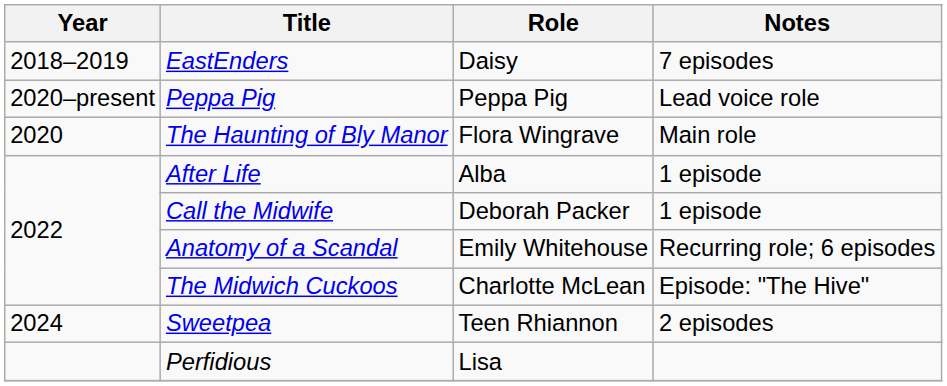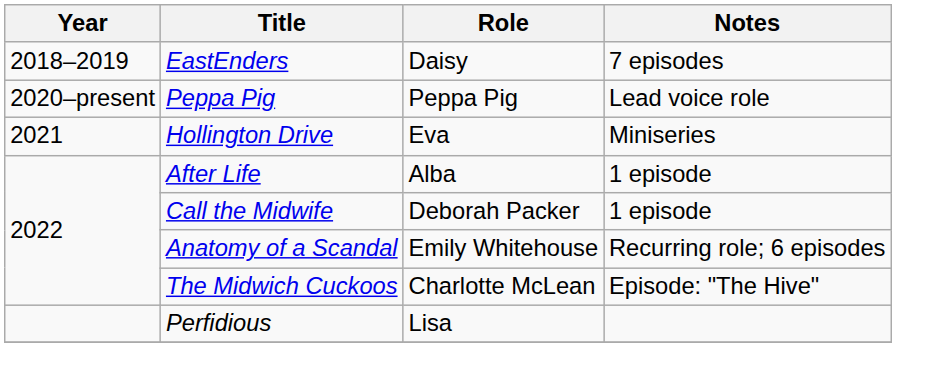- row: (307, 135)
+ row: (250, 135)
- row: (219, 323)
